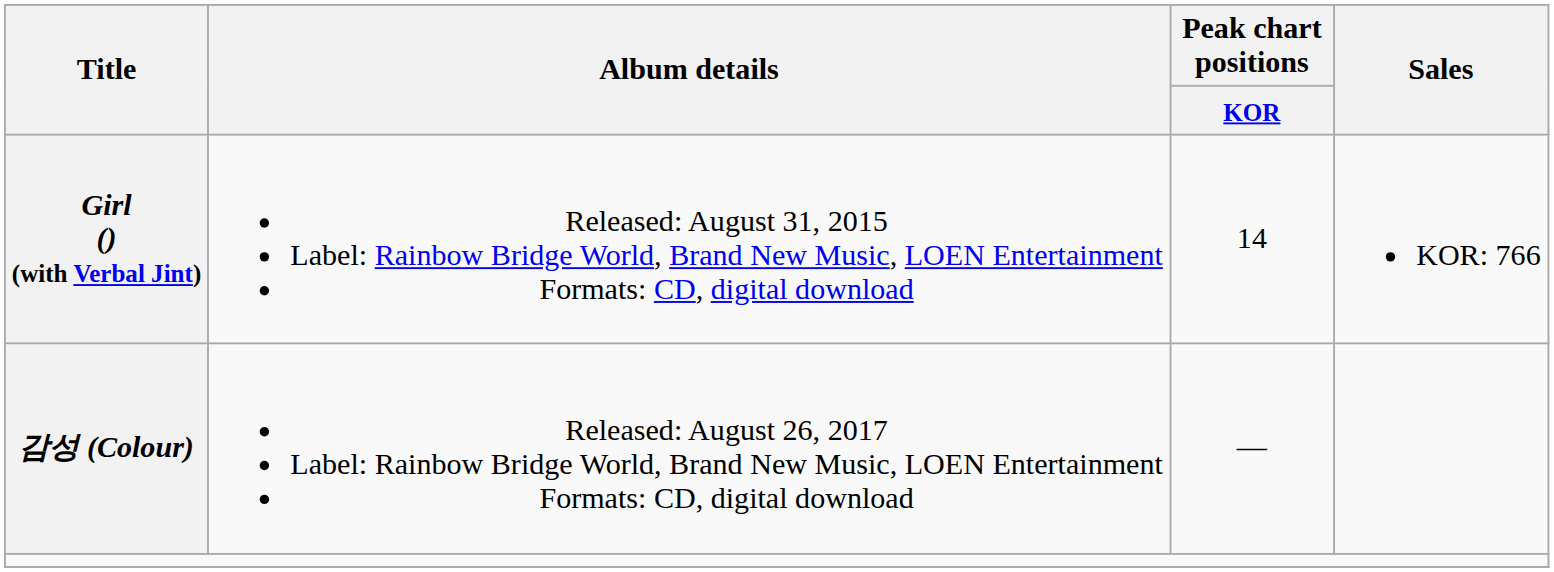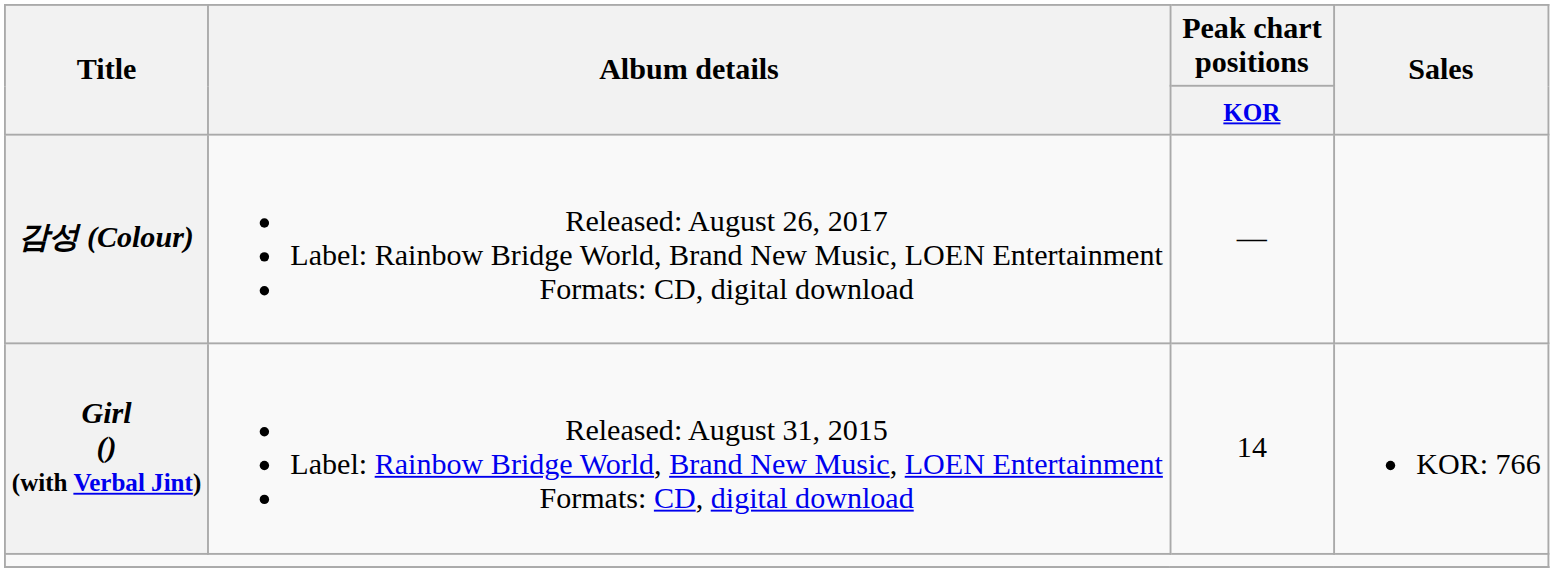rows swapped: (107, 238) <-> (107, 446)
